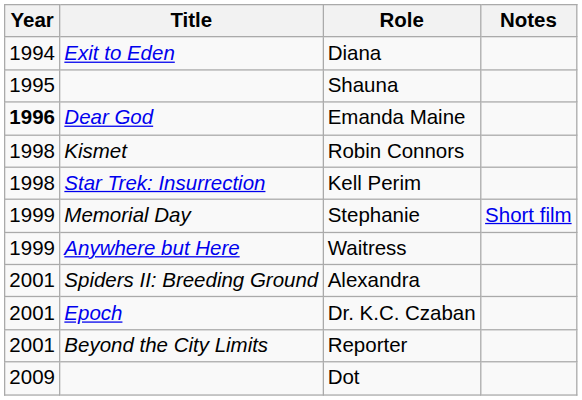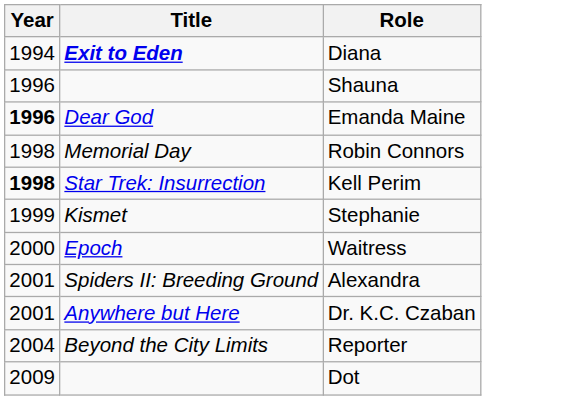- column: (528, 20)
(120, 53) normal -> (124, 53) bold
(32, 85) 1995 -> (32, 85) 1996
(96, 150) Kismet -> (128, 150) Memorial Day
(32, 183) normal -> (32, 183) bold
(128, 215) Memorial Day -> (96, 215) Kismet
(32, 248) 1999 -> (32, 248) 2000
(152, 248) Anywhere but Here -> (93, 248) Epoch
(93, 313) Epoch -> (152, 313) Anywhere but Here
(32, 345) 2001 -> (32, 345) 2004
